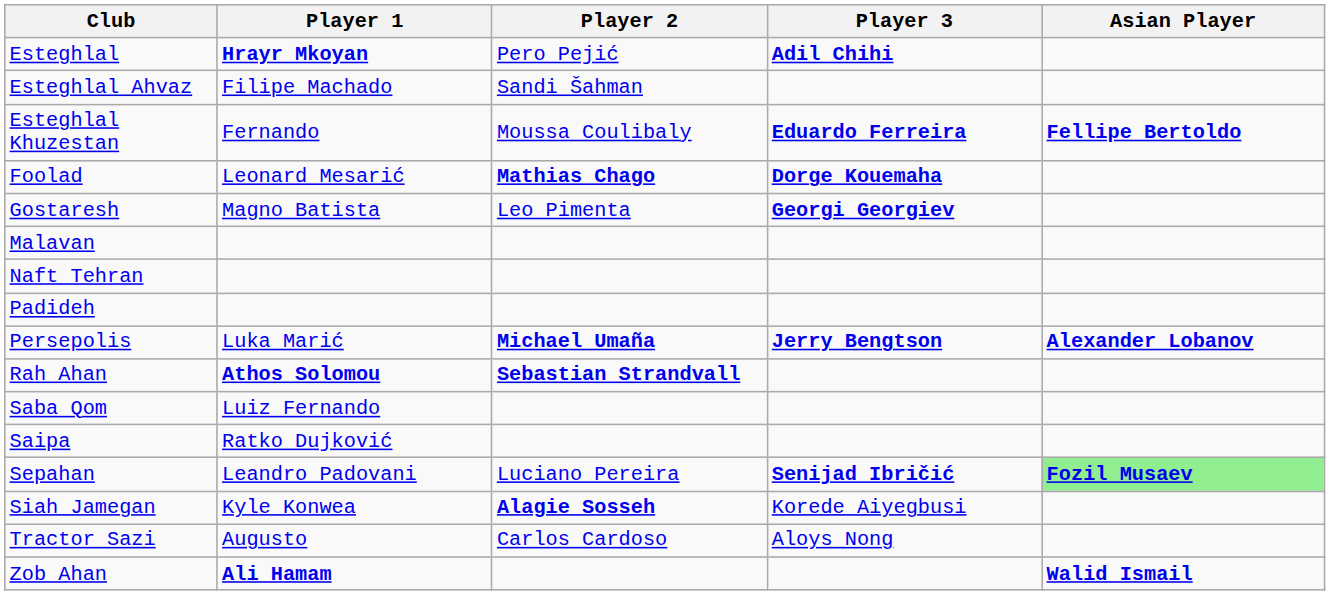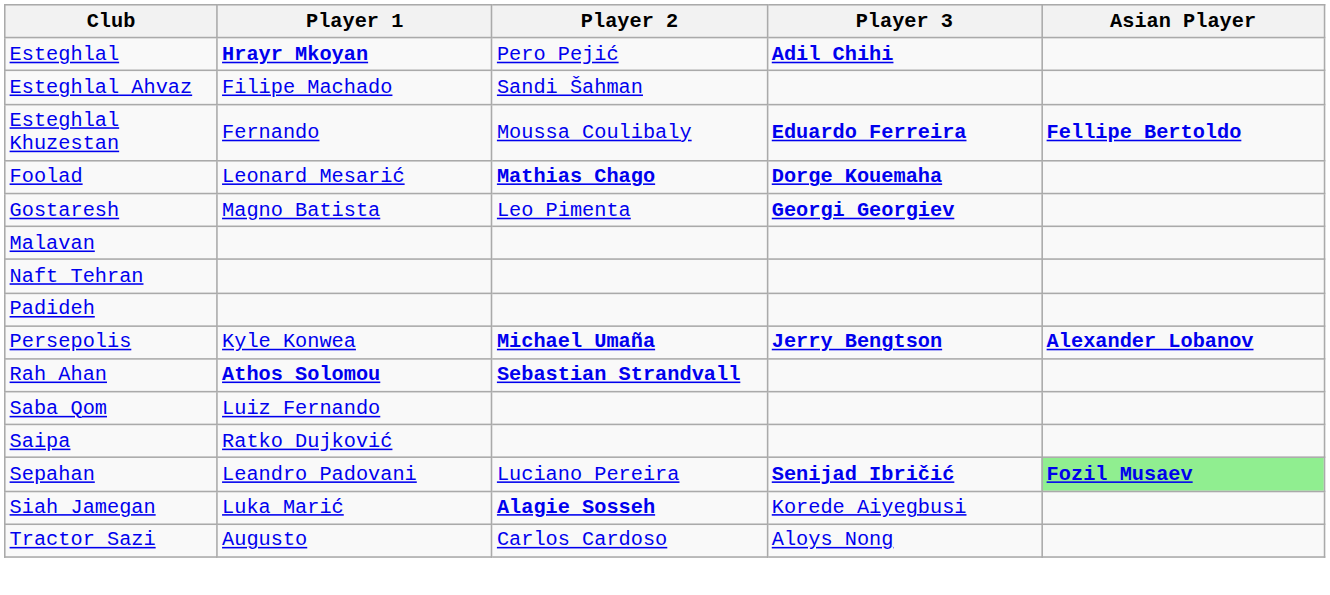(283, 342) Luka Marić -> (289, 342) Kyle Konwea
(289, 507) Kyle Konwea -> (283, 507) Luka Marić
- row: (58, 574)
